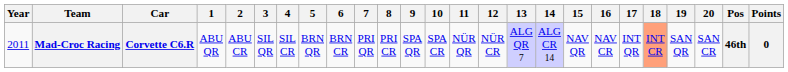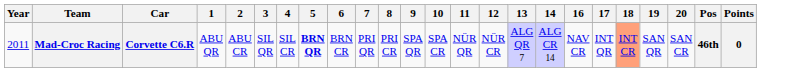- column: (578, 13)
(313, 44) normal -> (313, 44) bold
